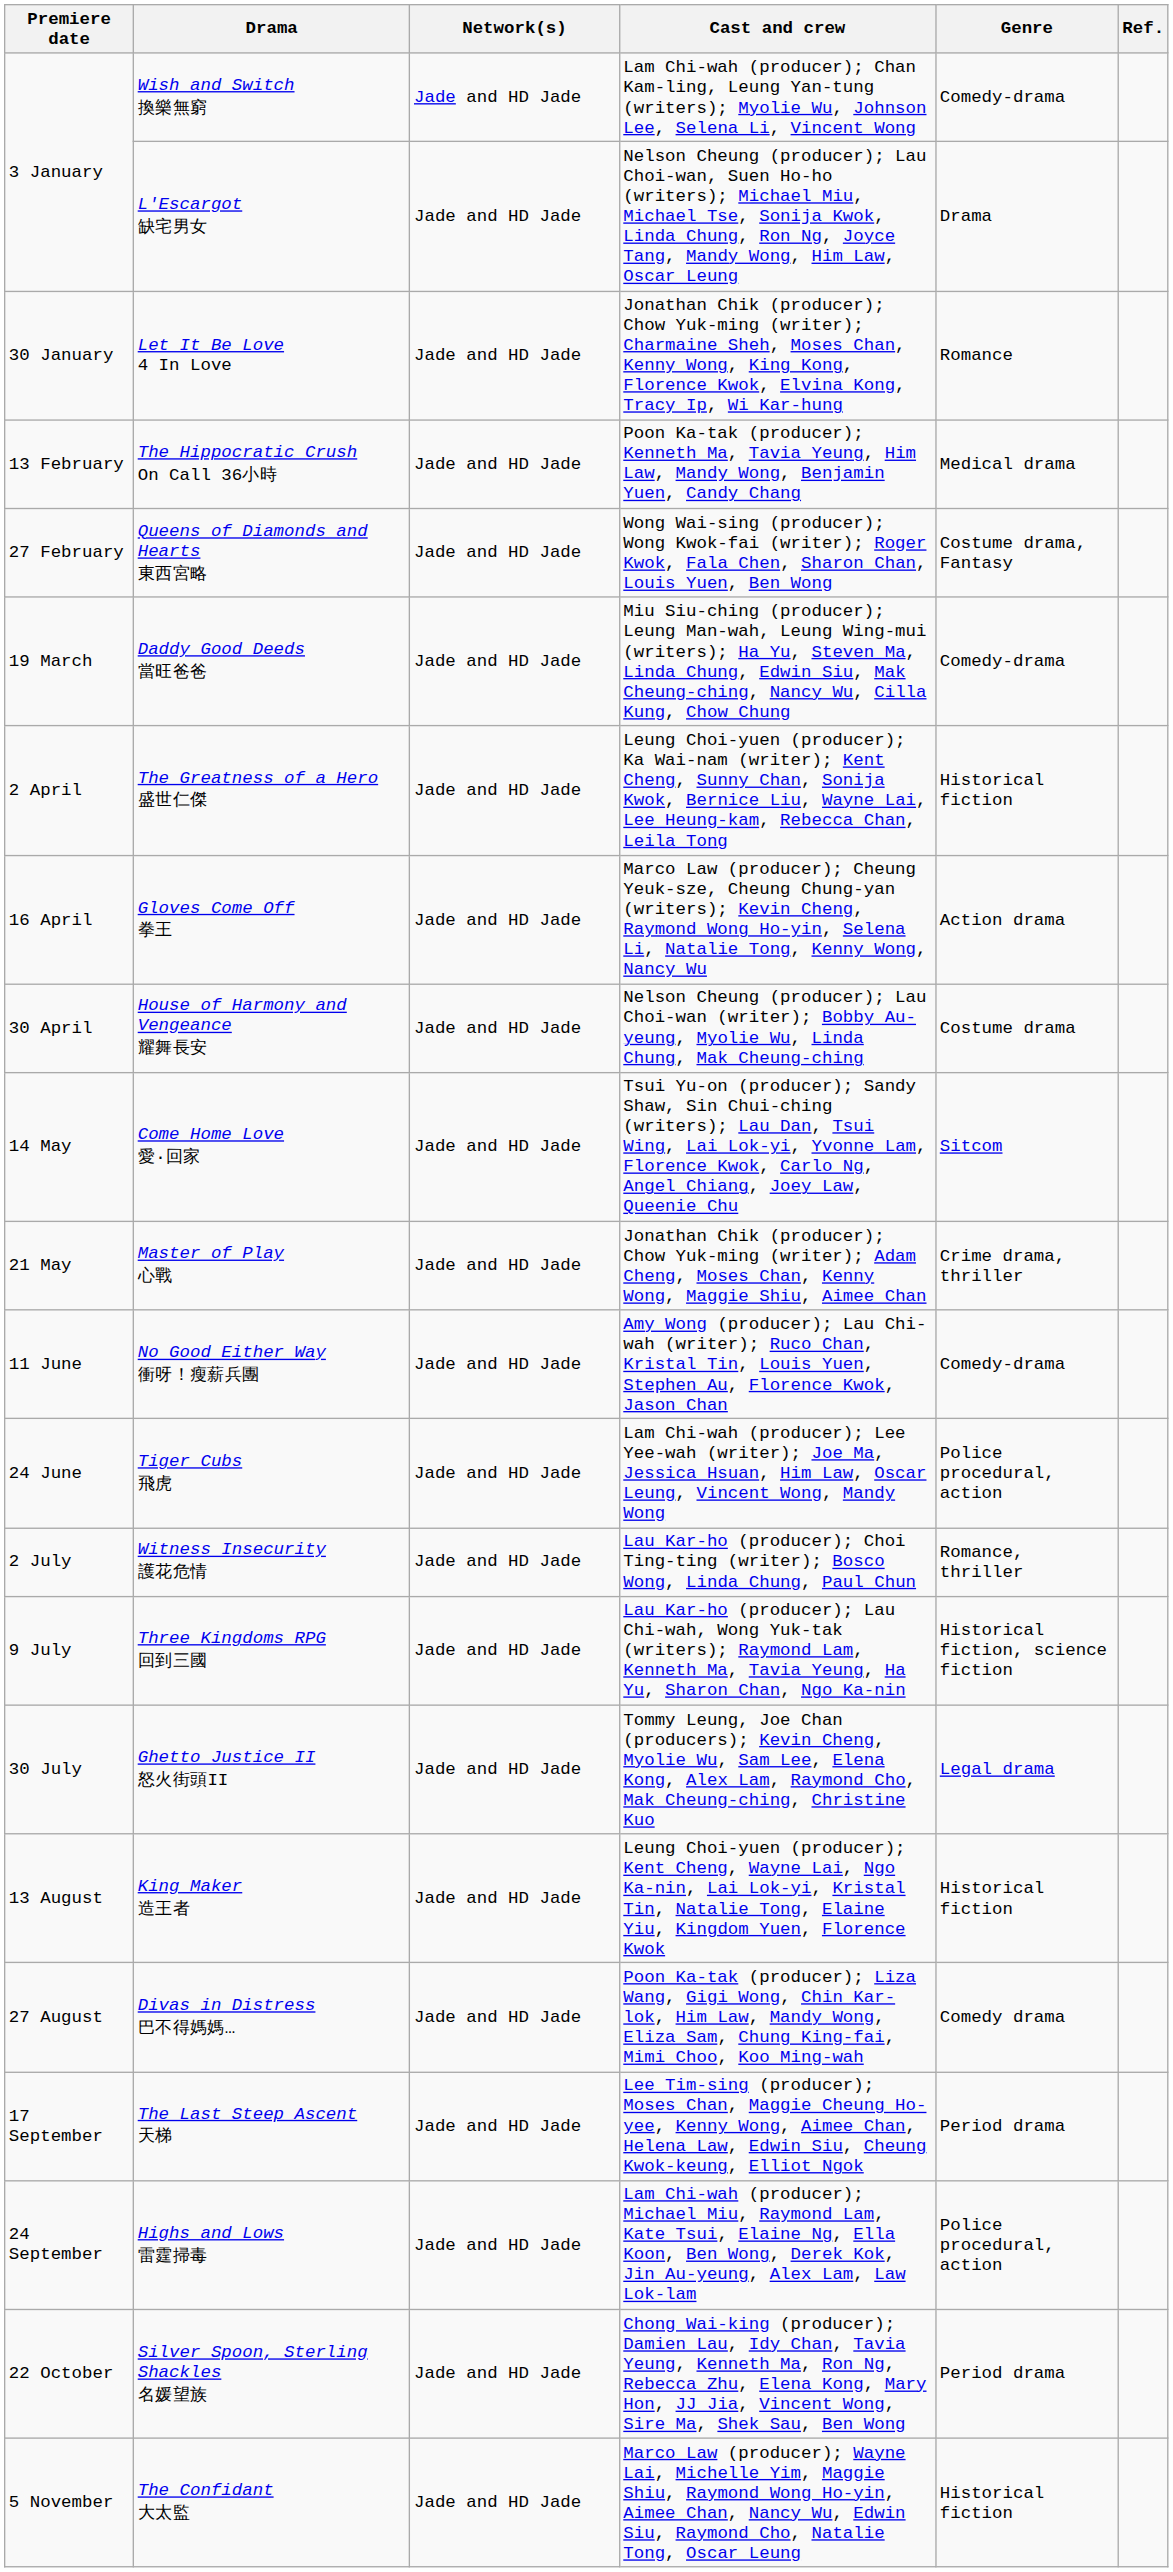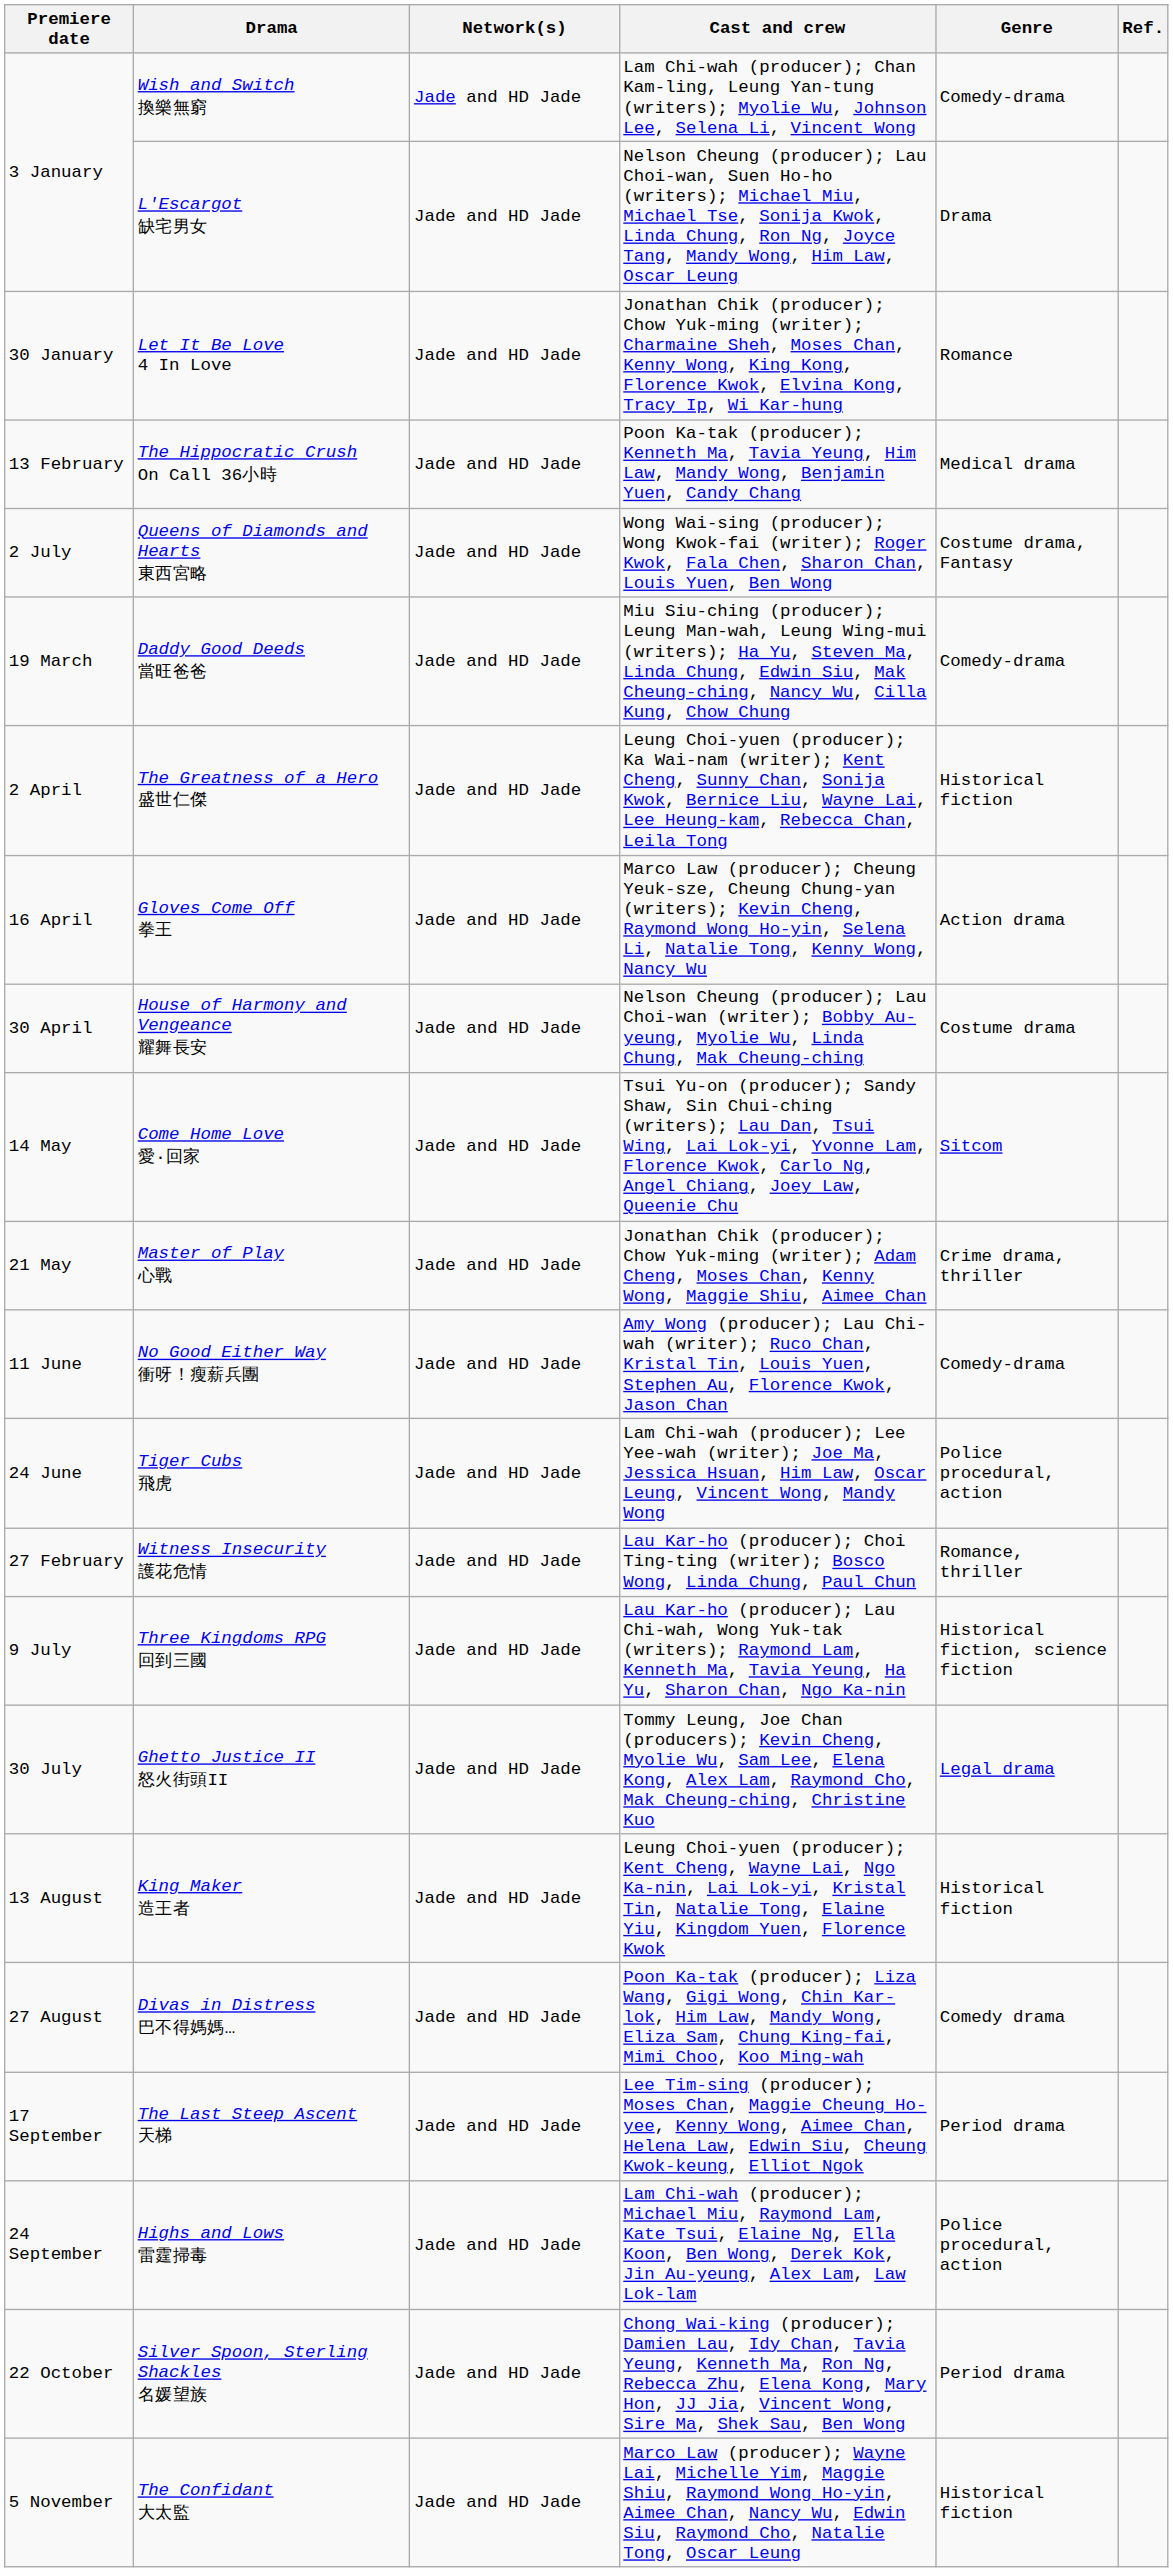(66, 553) 27 February -> (40, 553) 2 July
(40, 1562) 2 July -> (66, 1562) 27 February
